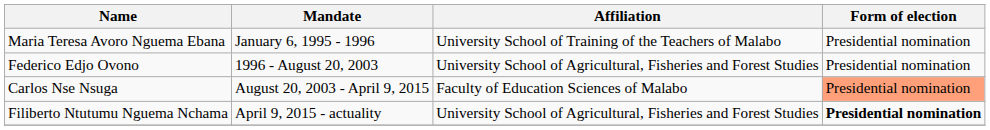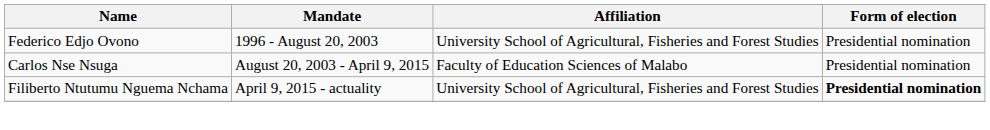- row: (116, 40)
(898, 88) lightsalmon background -> (898, 64) no background
